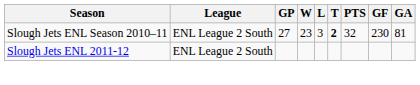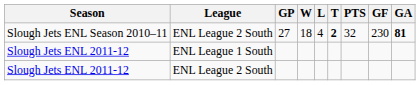(306, 32) 23 -> (306, 32) 18
(320, 32) 3 -> (320, 32) 4
(400, 32) normal -> (400, 32) bold
+ row: (68, 51)
